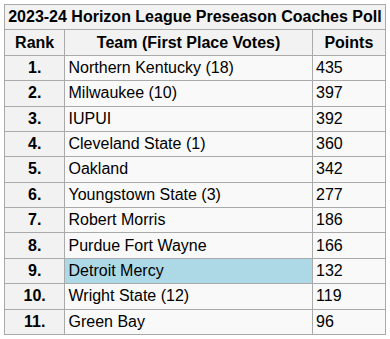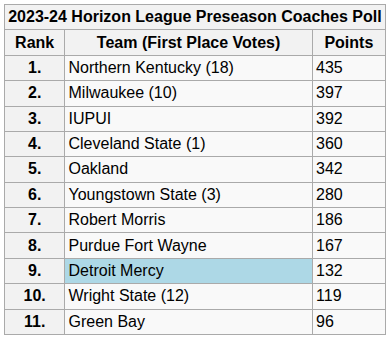(329, 194) 277 -> (329, 194) 280
(329, 245) 166 -> (329, 245) 167
